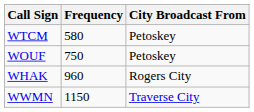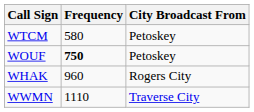(74, 55) normal -> (74, 55) bold
(77, 96) 1150 -> (77, 96) 1110
